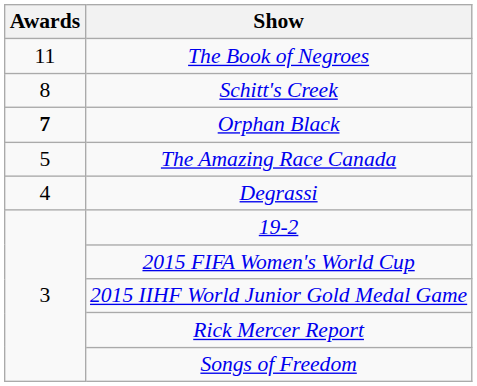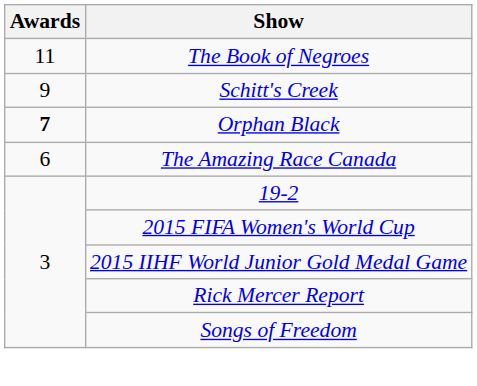(45, 90) 8 -> (45, 90) 9
(45, 158) 5 -> (45, 158) 6
- row: (279, 192)
